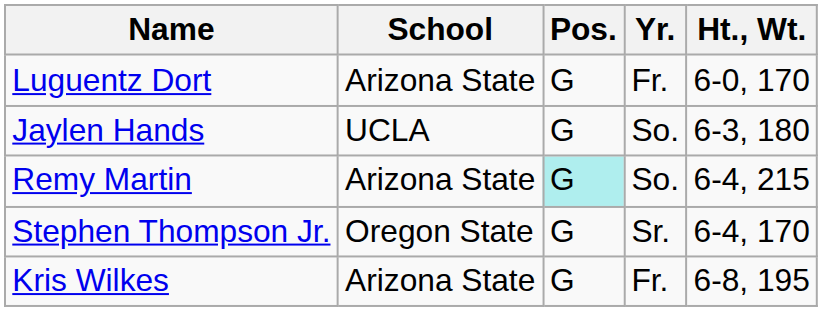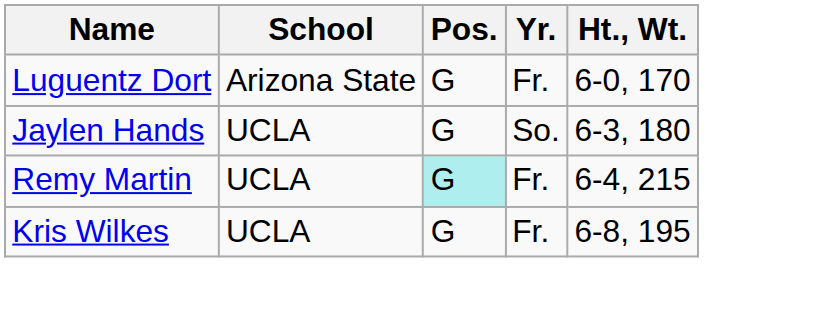(440, 180) Arizona State -> (268, 180) UCLA
(655, 180) So. -> (531, 180) Fr.
- row: (171, 230)
(440, 280) Arizona State -> (268, 230) UCLA
